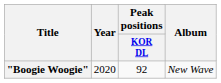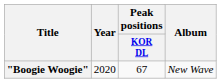(142, 69) 92 -> (142, 69) 67
